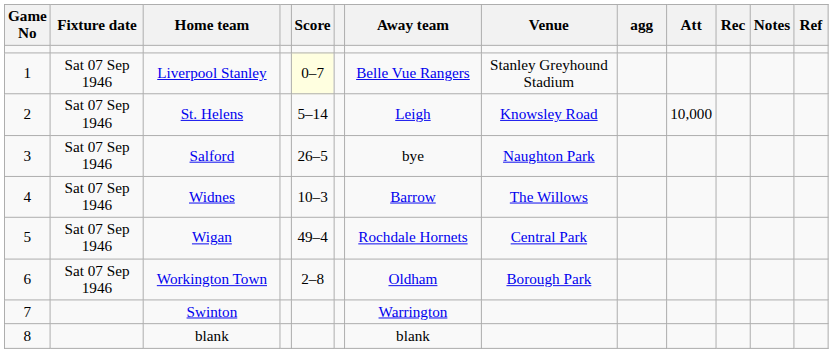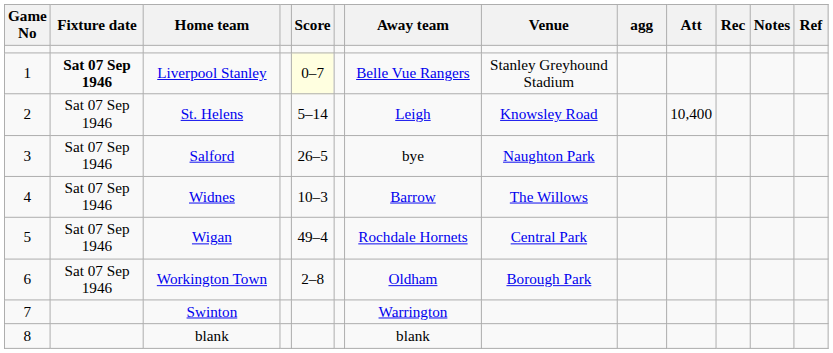(97, 73) normal -> (97, 73) bold
(691, 114) 10,000 -> (691, 114) 10,400
